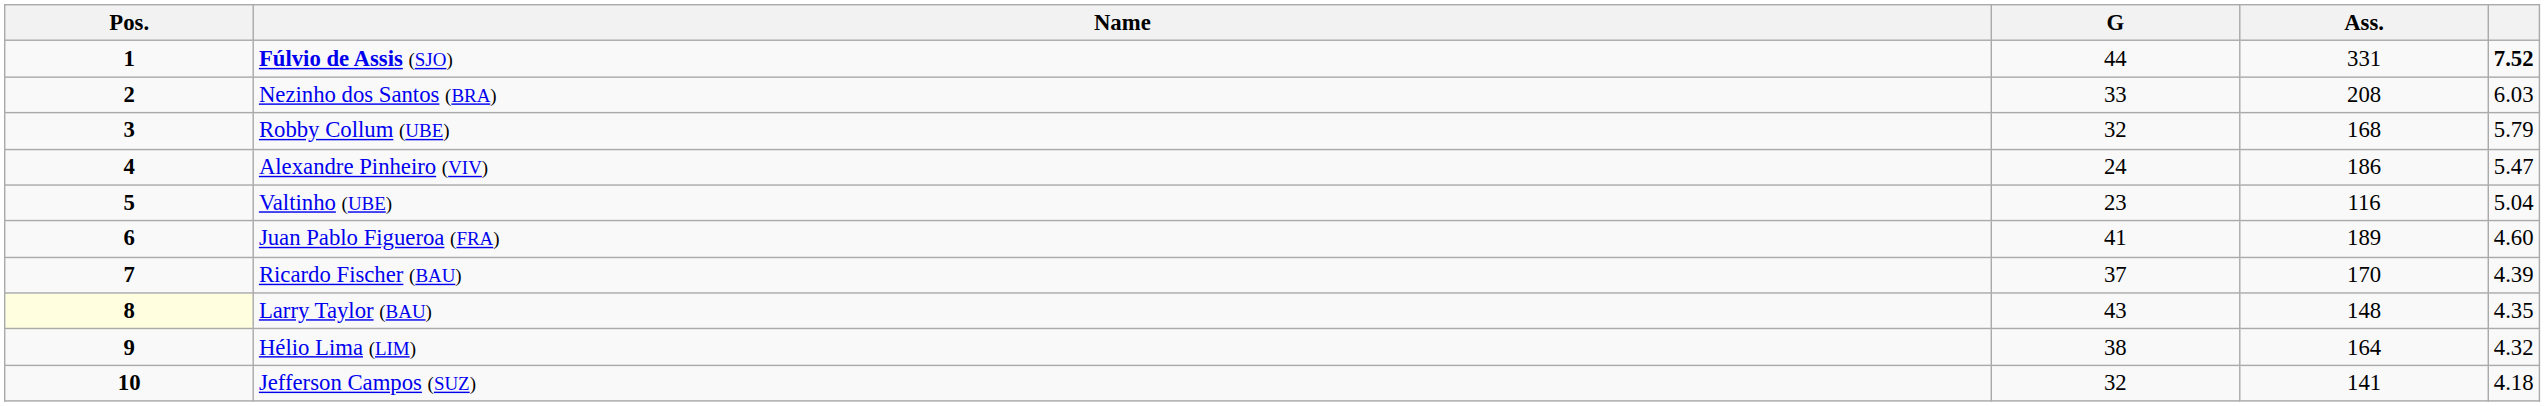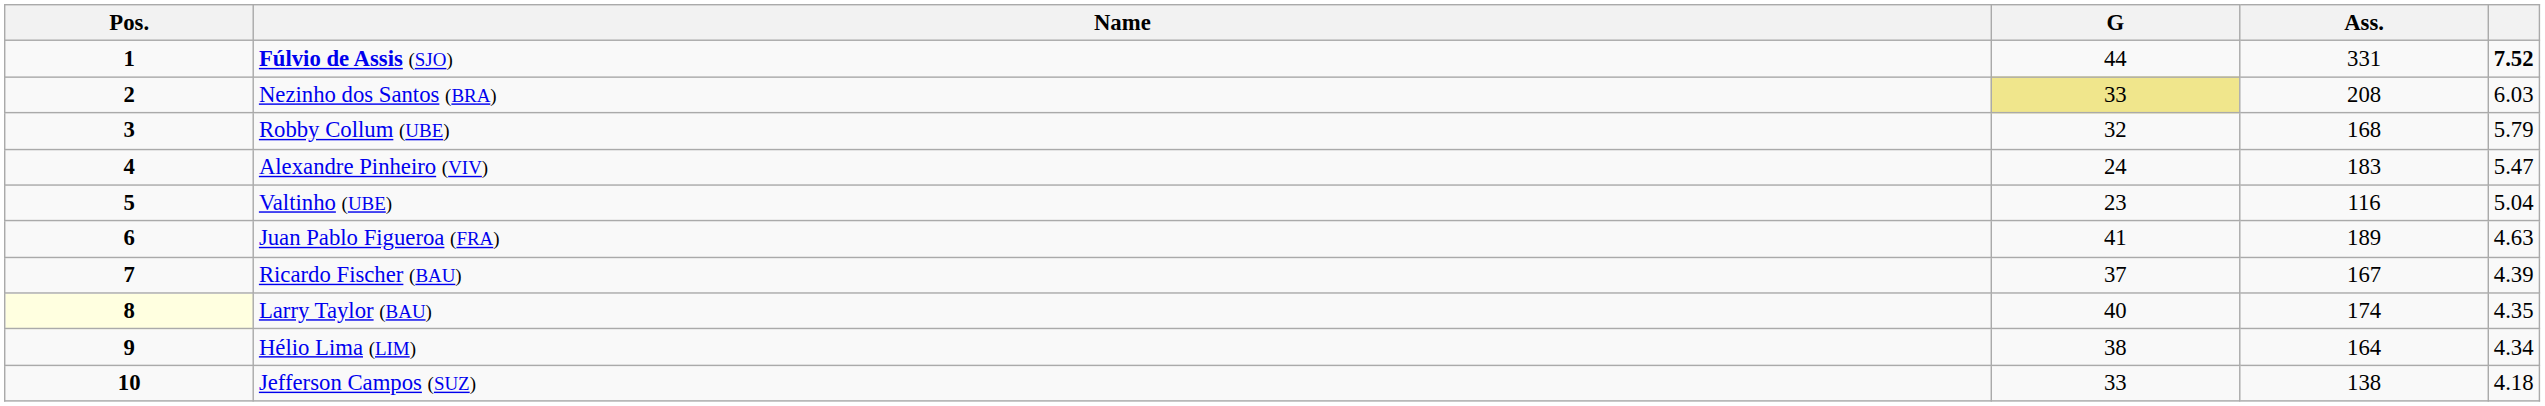(2115, 94) no background -> (2115, 94) khaki background
(2364, 166) 186 -> (2364, 166) 183
(2514, 238) 4.60 -> (2514, 238) 4.63
(2364, 274) 170 -> (2364, 274) 167
(2115, 310) 43 -> (2115, 310) 40
(2364, 310) 148 -> (2364, 310) 174
(2514, 346) 4.32 -> (2514, 346) 4.34
(2115, 382) 32 -> (2115, 382) 33
(2364, 382) 141 -> (2364, 382) 138
